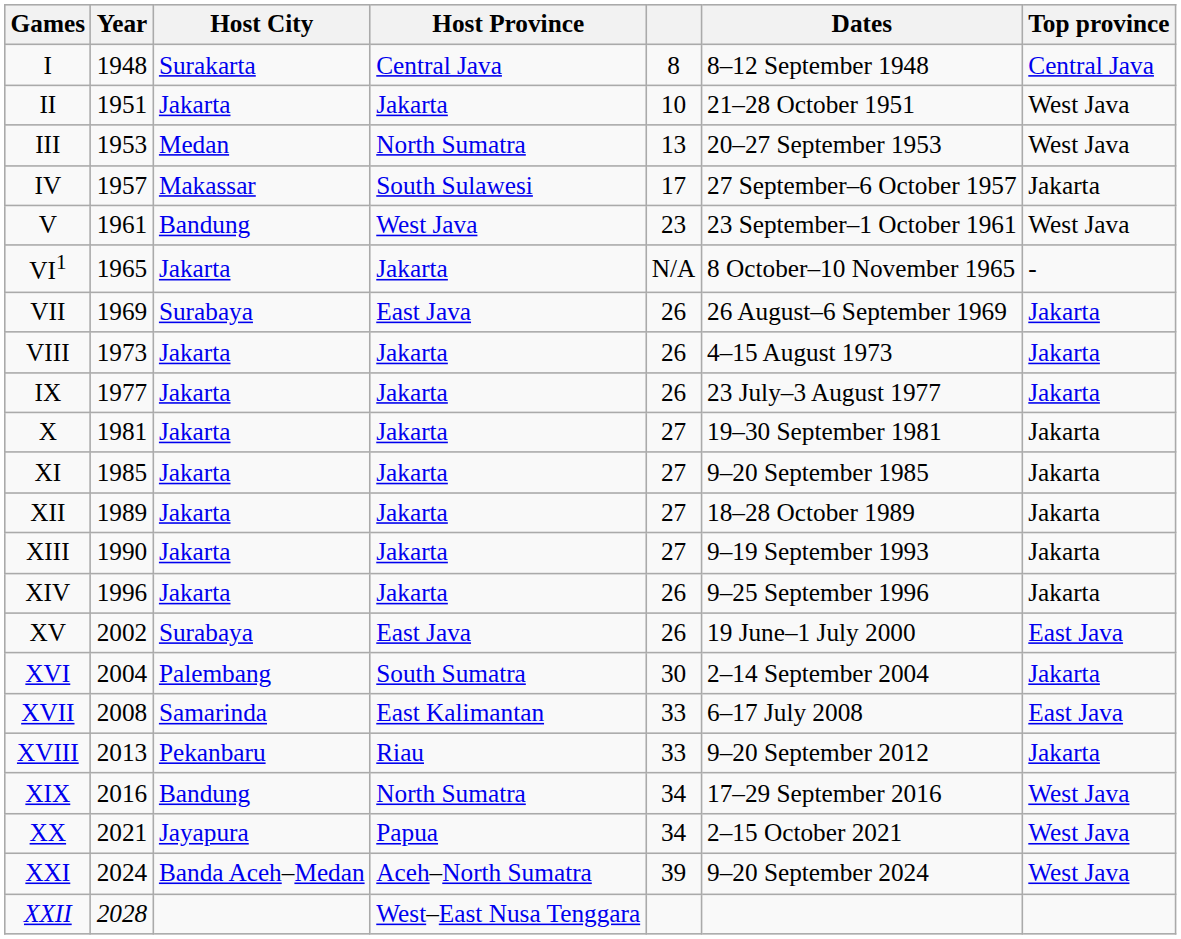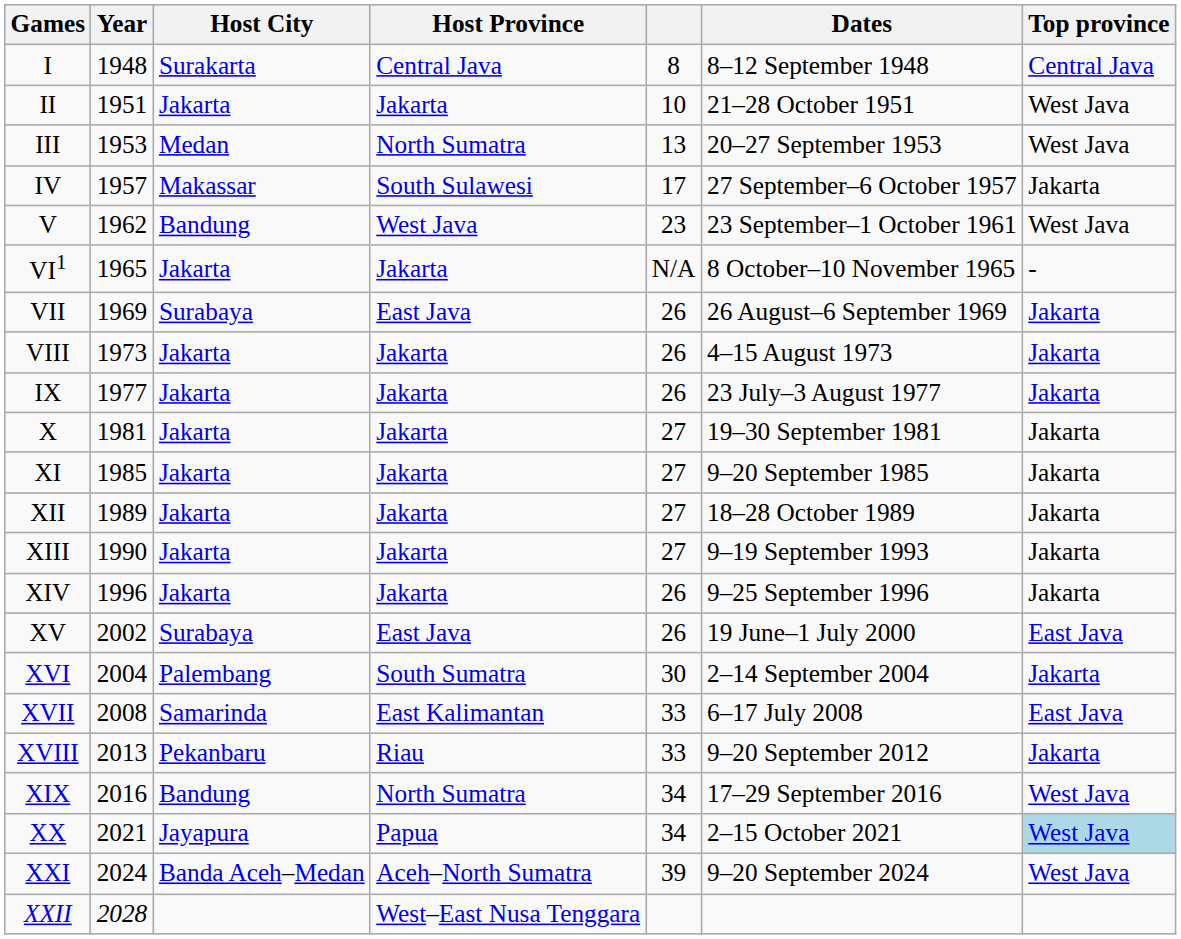(122, 225) 1961 -> (122, 225) 1962
(1079, 833) no background -> (1079, 833) lightblue background
